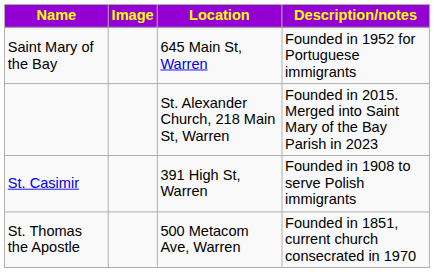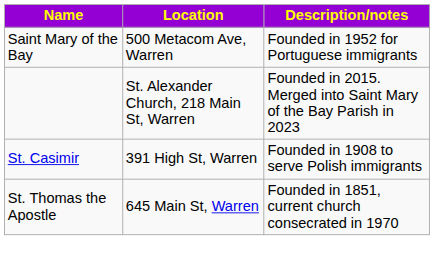- column: (133, 16)
(201, 55) 645 Main St, Warren -> (186, 47) 500 Metacom Ave, Warren
(205, 239) 500 Metacom Ave, Warren -> (192, 206) 645 Main St, Warren
